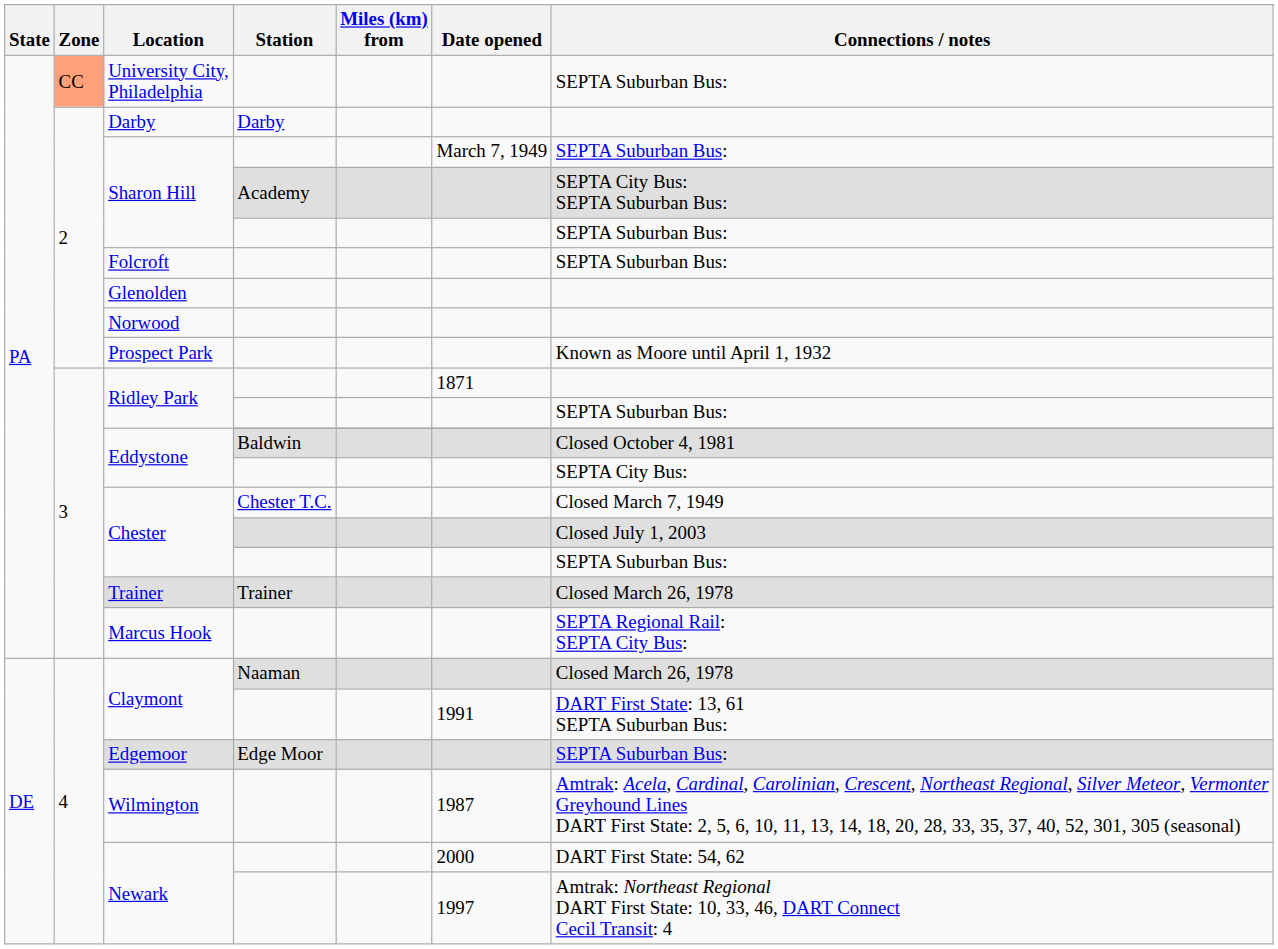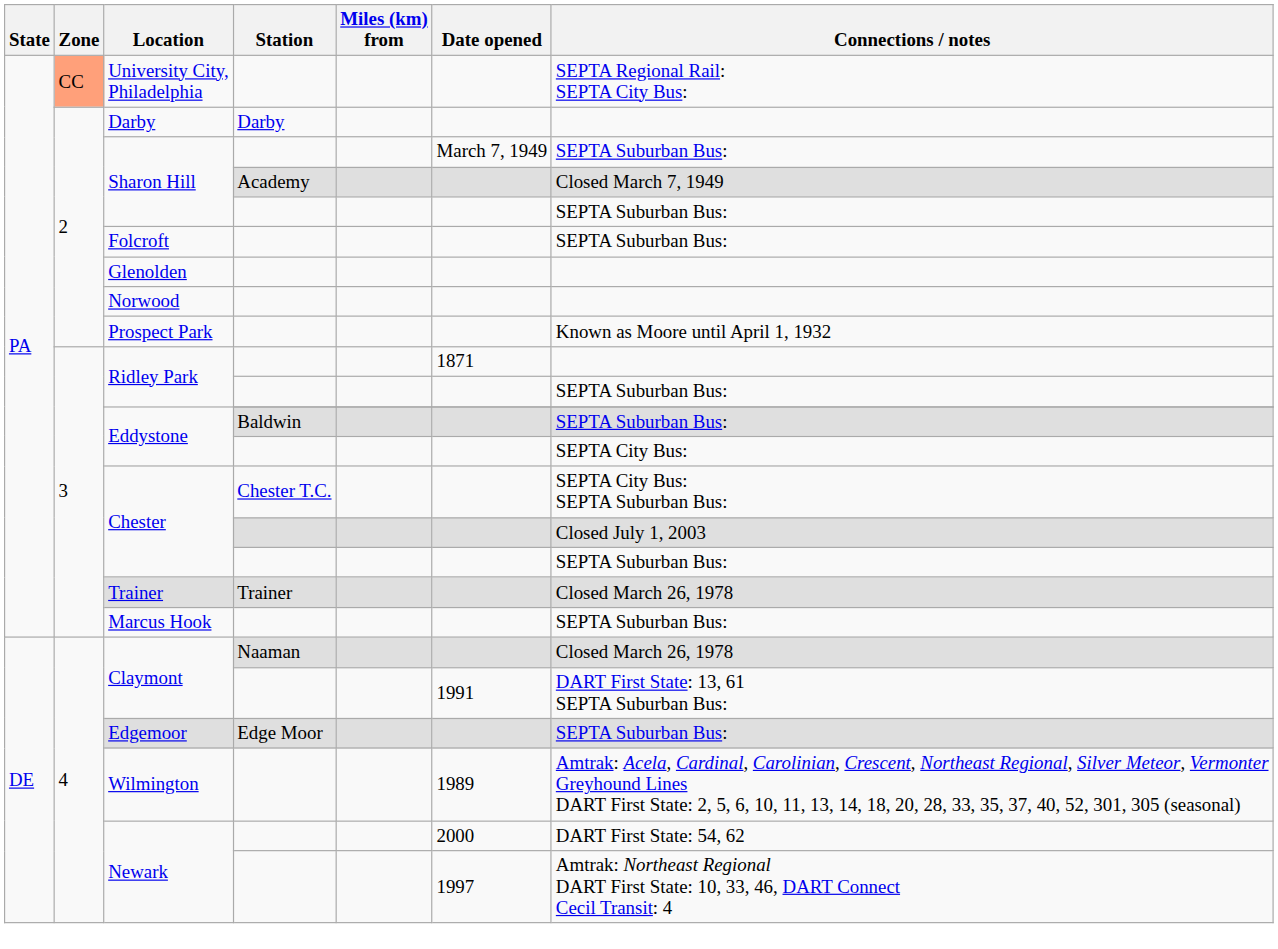(642, 81) SEPTA Suburban Bus: -> (641, 81) SEPTA Regional Rail: SEPTA City Bus:
(642, 192) SEPTA City Bus: SEPTA Suburban Bus: -> (640, 181) Closed March 7, 1949
(646, 442) Closed October 4, 1981 -> (642, 421) SEPTA Suburban Bus:
(640, 502) Closed March 7, 1949 -> (642, 491) SEPTA City Bus: SEPTA Suburban Bus:
(641, 632) SEPTA Regional Rail: SEPTA City Bus: -> (642, 622) SEPTA Suburban Bus:
(455, 805) 1987 -> (455, 784) 1989
